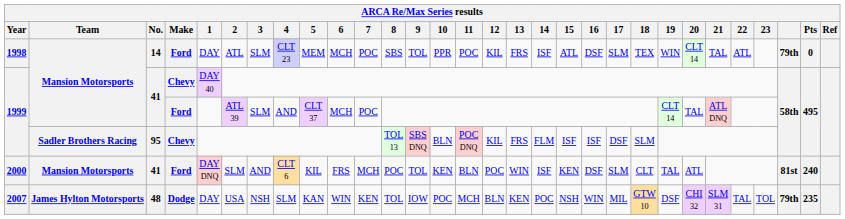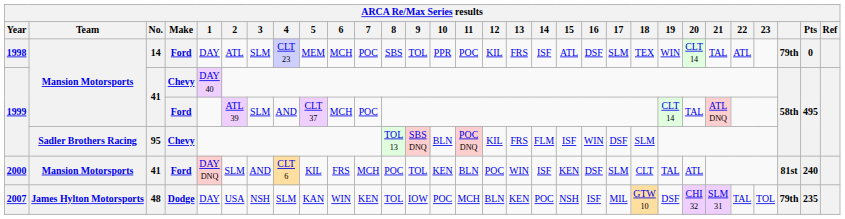(594, 141) ISF -> (594, 141) WIN
(594, 199) WIN -> (594, 199) ISF
